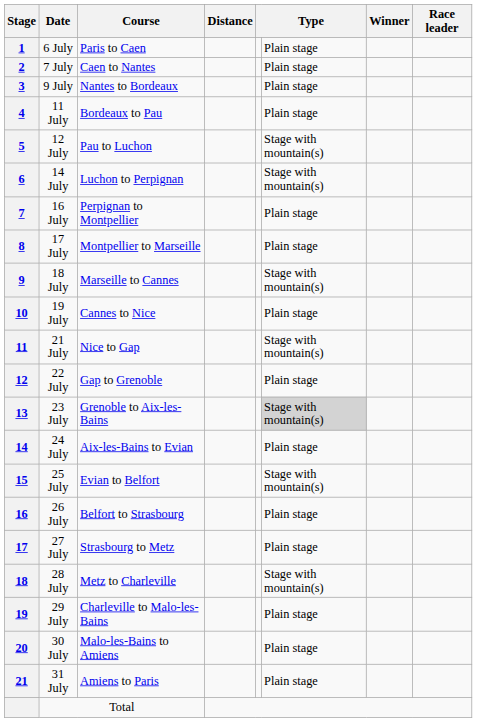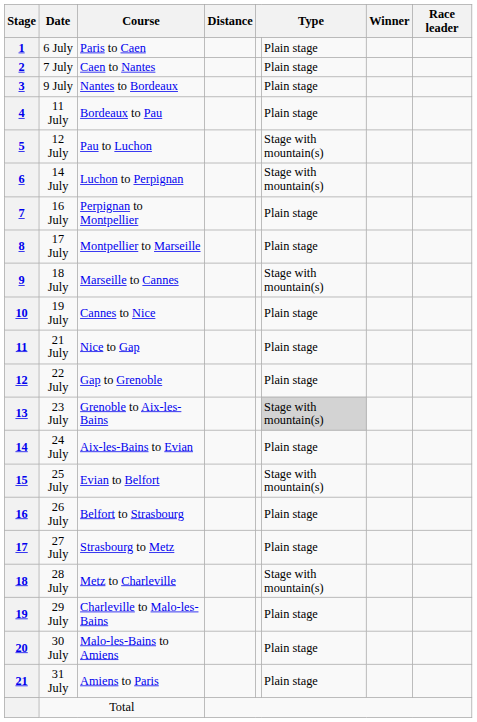(294, 347) Stage with mountain(s) -> (291, 347) Plain stage
